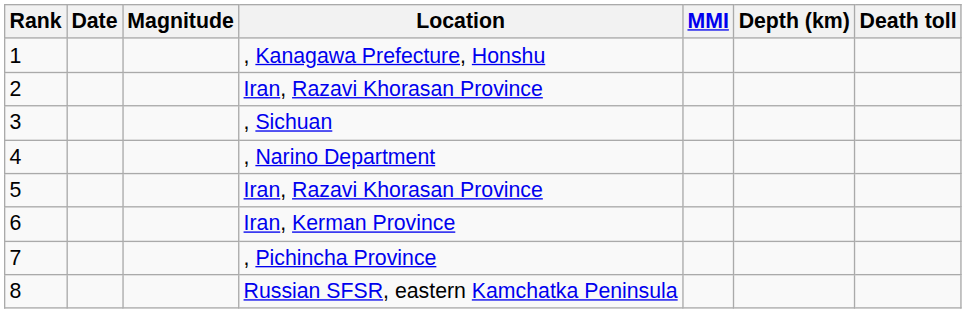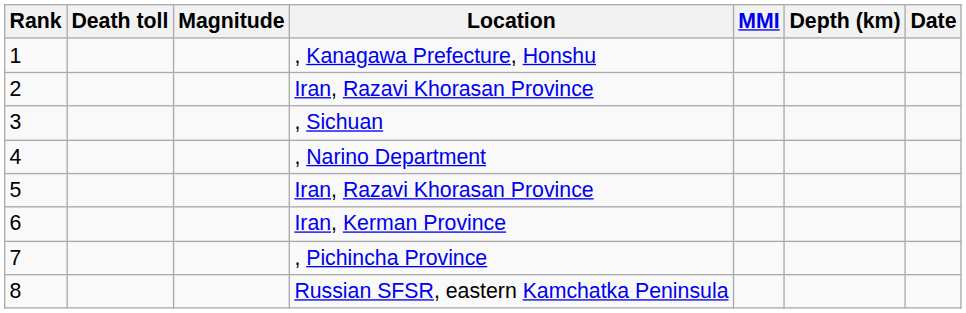columns swapped: (908, 21) <-> (94, 21)
